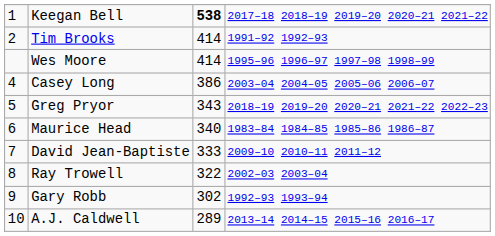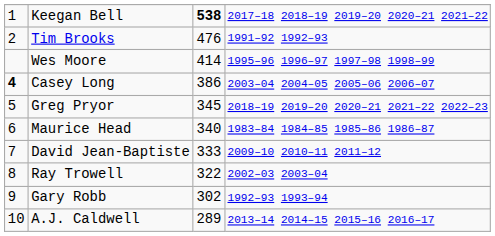(209, 39) 414 -> (209, 39) 476
(12, 84) normal -> (12, 84) bold
(209, 107) 343 -> (209, 107) 345
